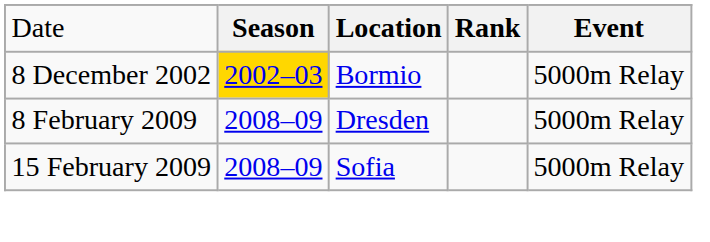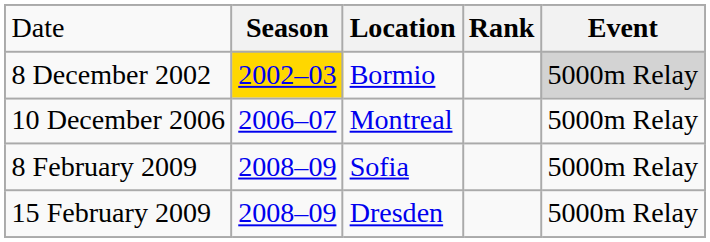(609, 74) no background -> (623, 74) lightgrey background
+ row: (118, 120)
(382, 120) Dresden -> (379, 166) Sofia
(365, 166) Sofia -> (396, 213) Dresden
